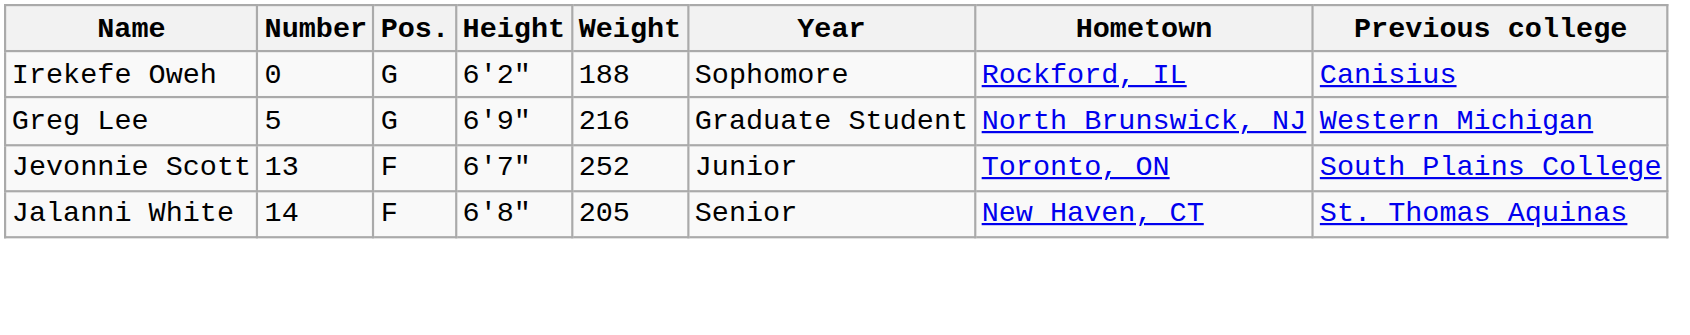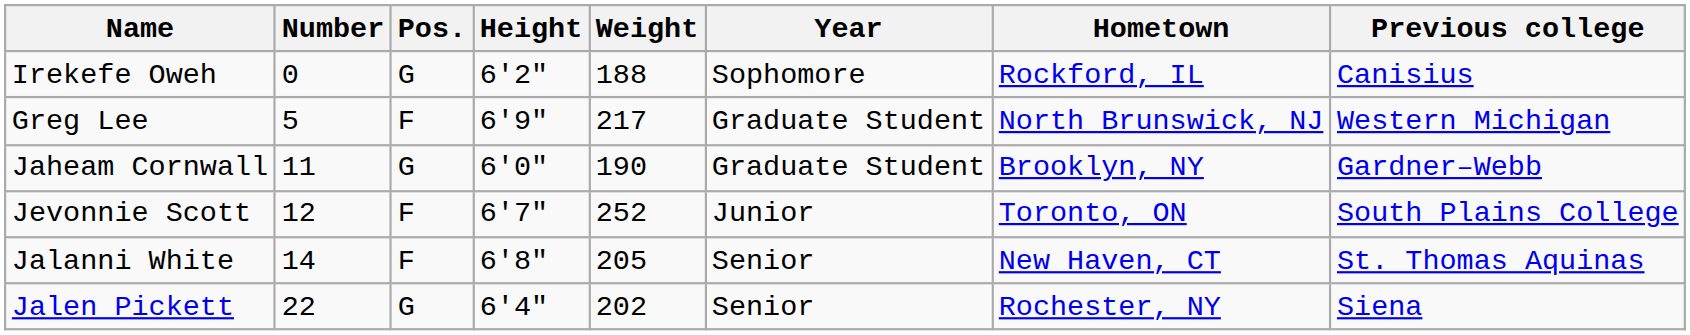(389, 121) G -> (406, 121) F
(604, 121) 216 -> (621, 121) 217
+ row: (140, 167)
(282, 167) 13 -> (299, 214) 12
+ row: (123, 307)
